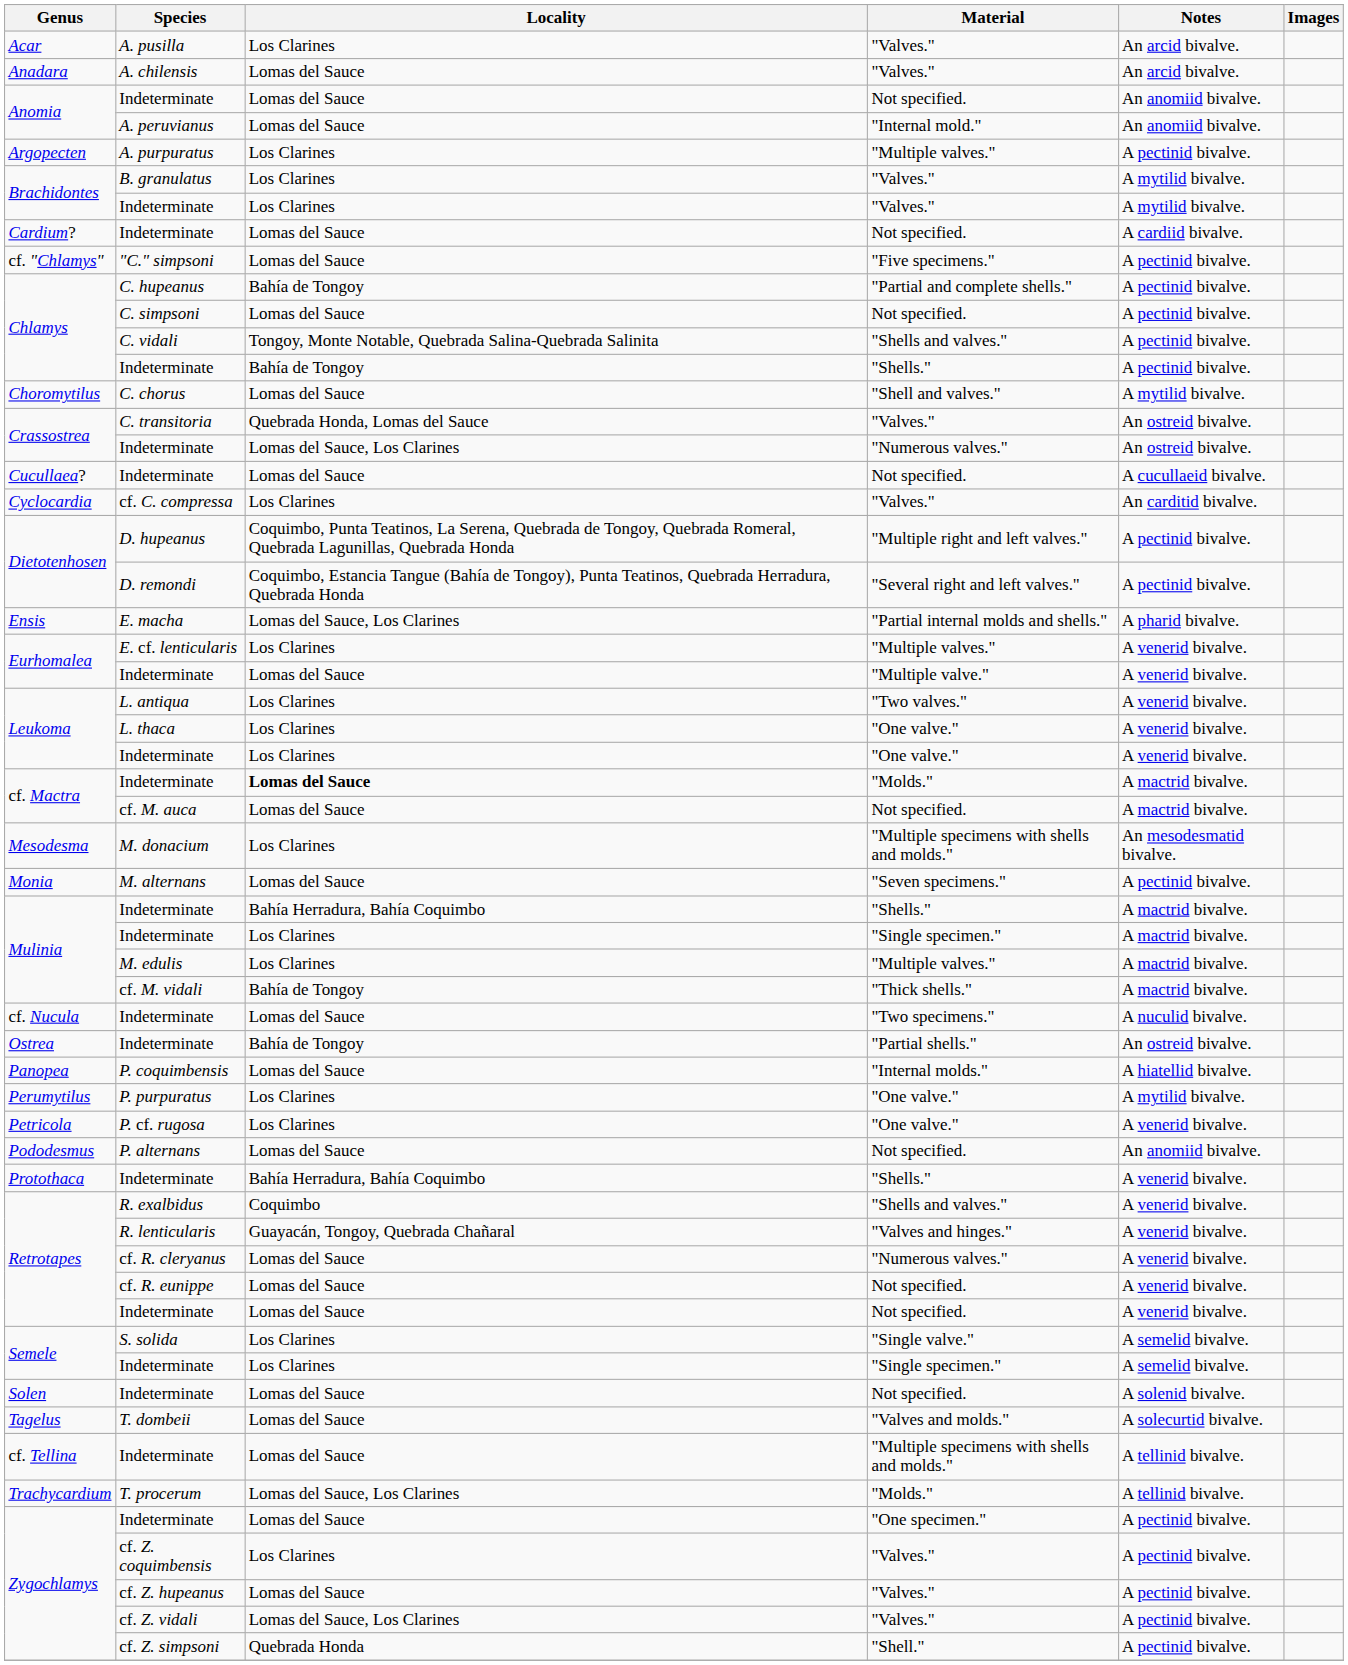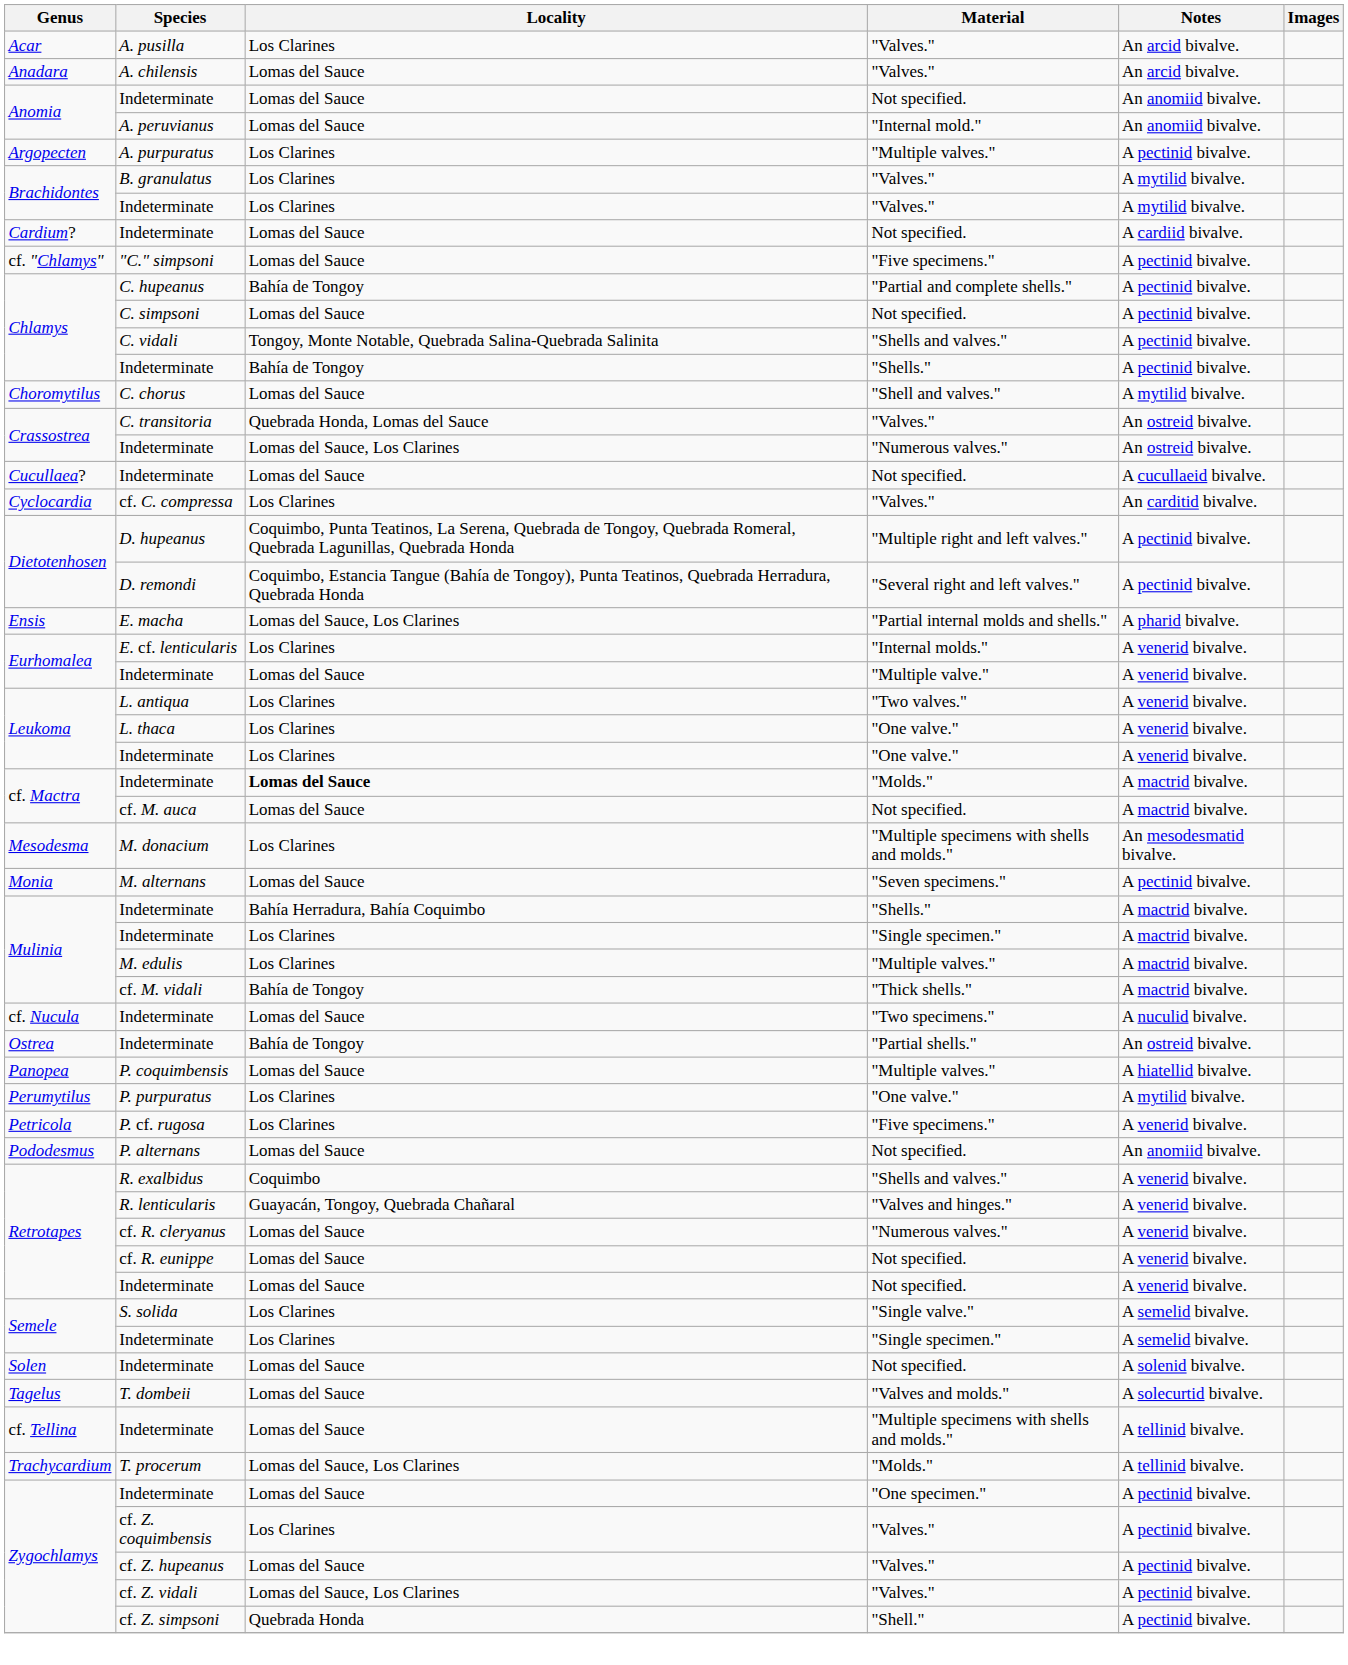(933, 647) "Multiple valves." -> (930, 647) "Internal molds."
(930, 1070) "Internal molds." -> (933, 1070) "Multiple valves."
(915, 1124) "One valve." -> (933, 1124) "Five specimens."
- row: (46, 1177)
